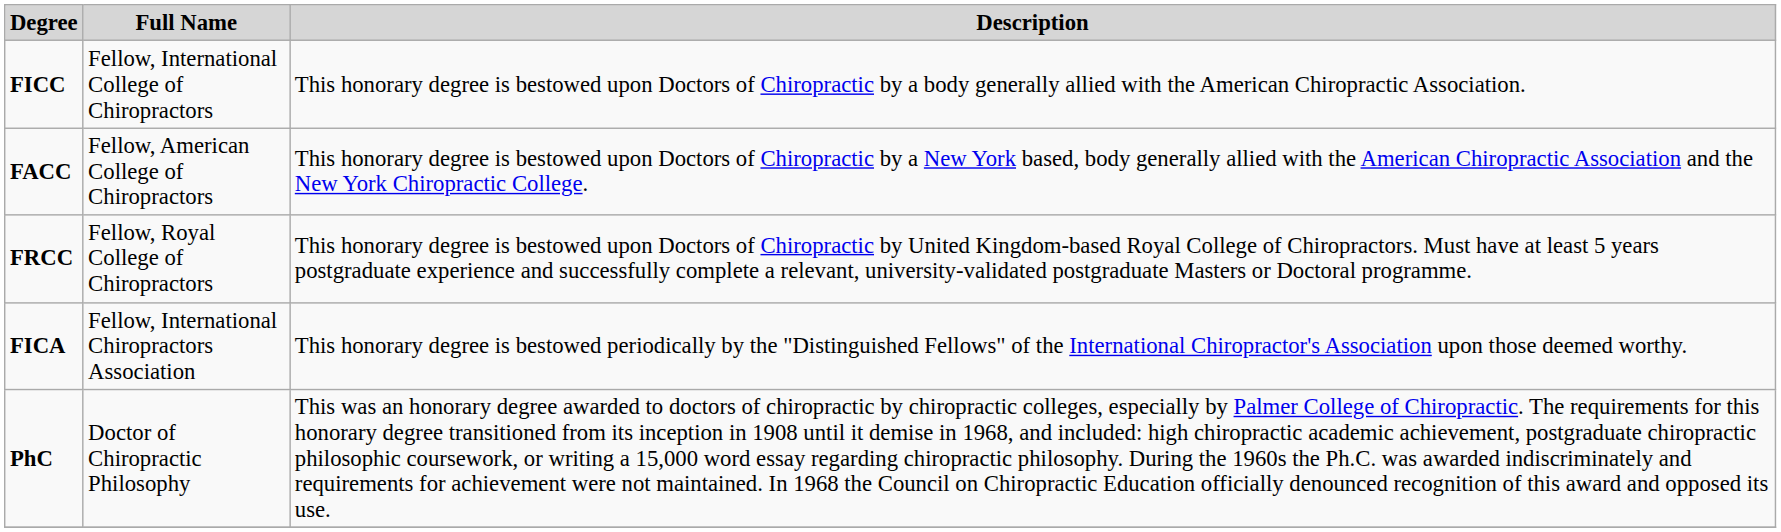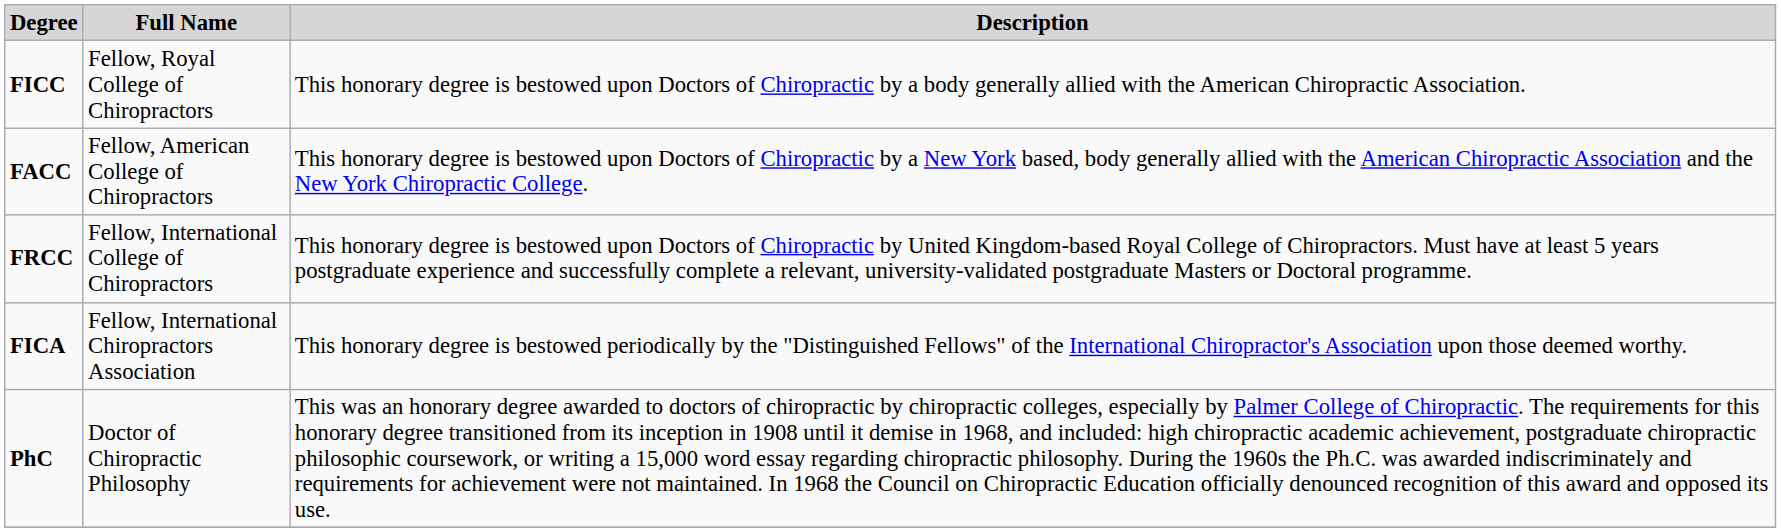(183, 84) Fellow, International College of Chiropractors -> (152, 84) Fellow, Royal College of Chiropractors
(152, 258) Fellow, Royal College of Chiropractors -> (183, 258) Fellow, International College of Chiropractors
